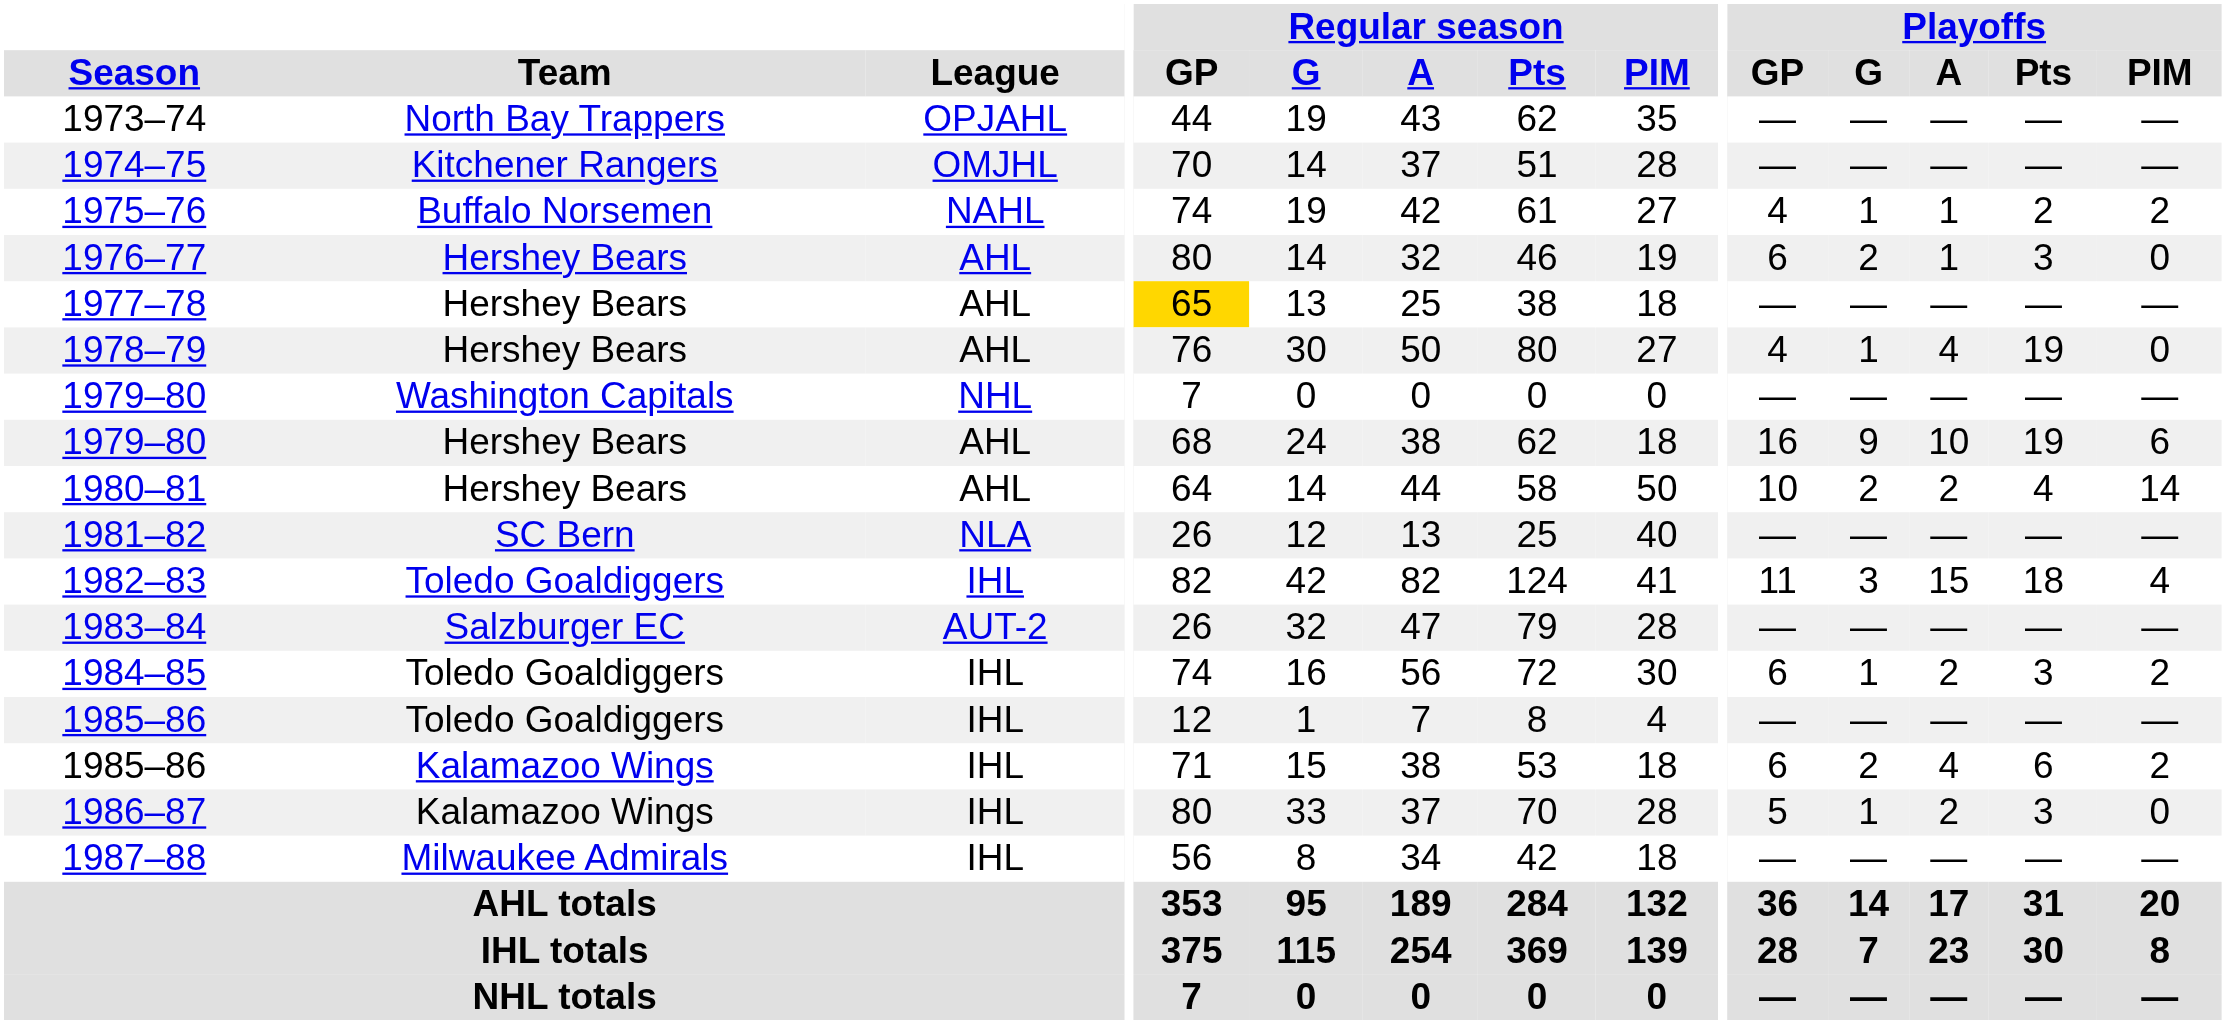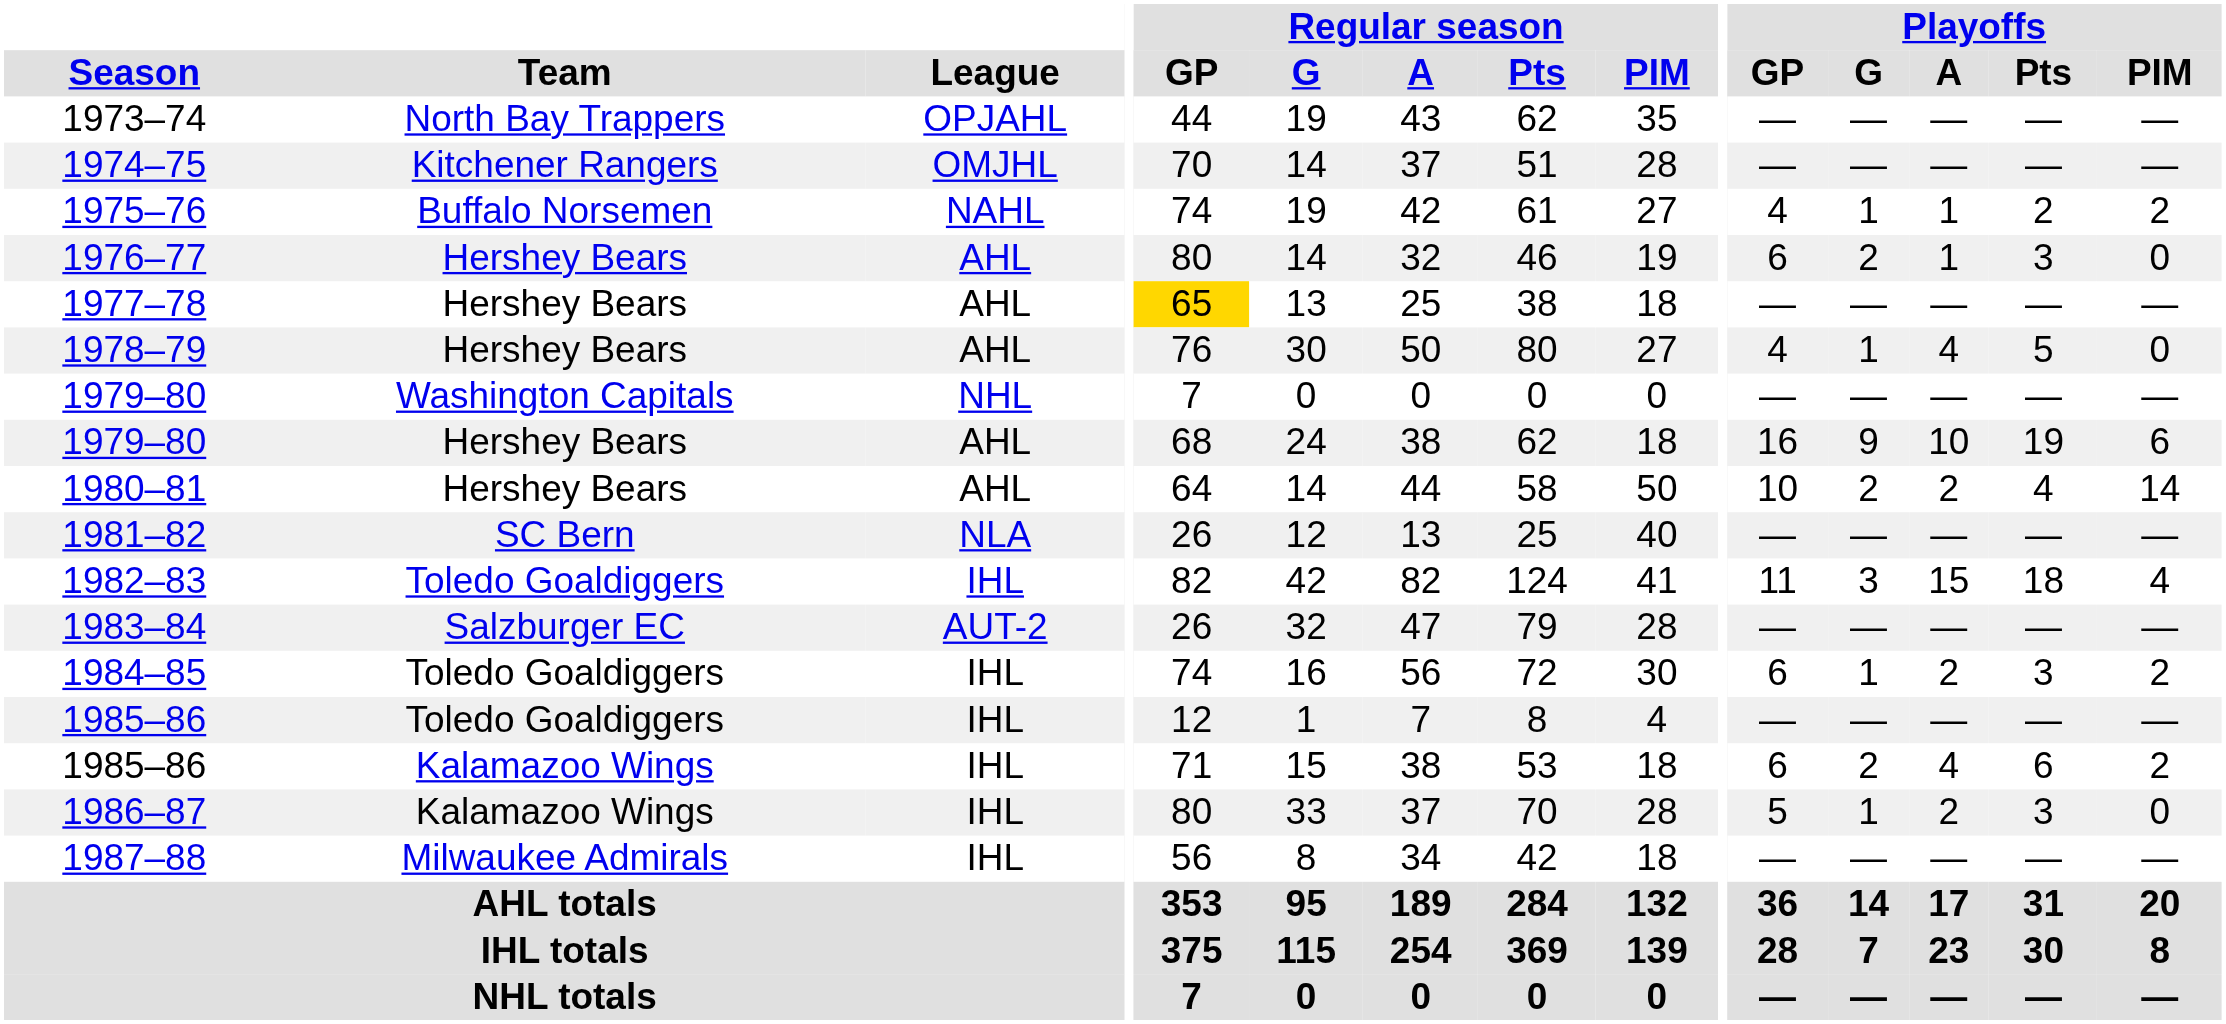(2043, 349) 19 -> (2043, 349) 5
